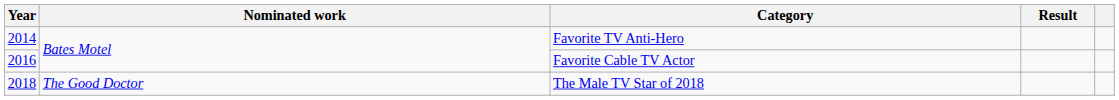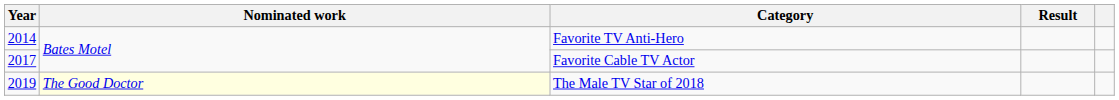(22, 60) 2016 -> (22, 60) 2017
(22, 83) 2018 -> (22, 83) 2019
(93, 83) no background -> (93, 83) lightyellow background
